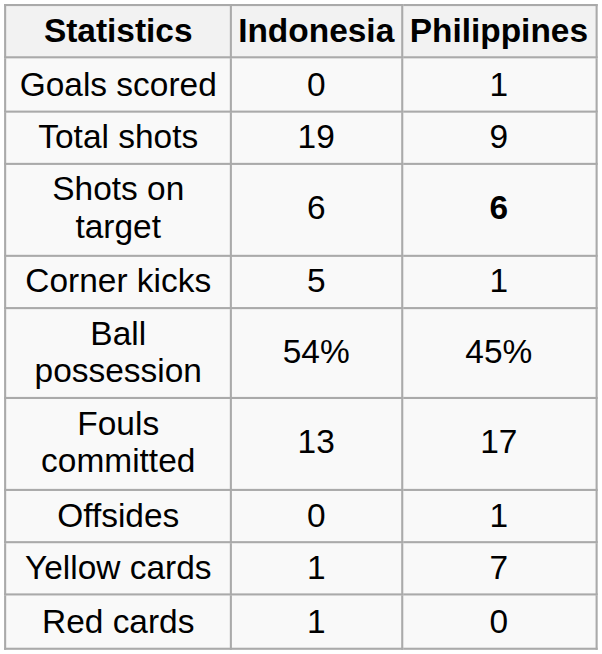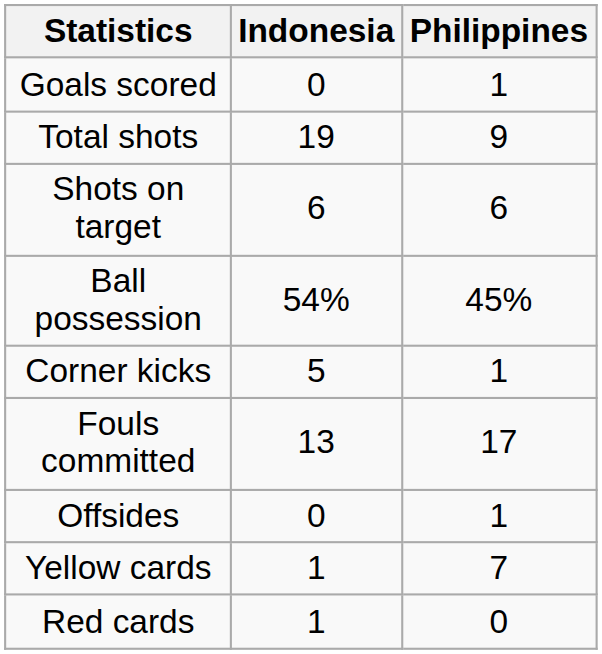(499, 208) bold -> (499, 208) normal
rows swapped: (118, 352) <-> (118, 280)
